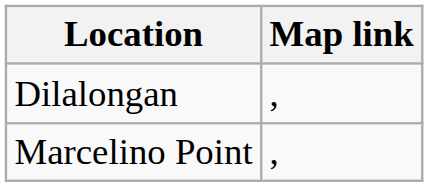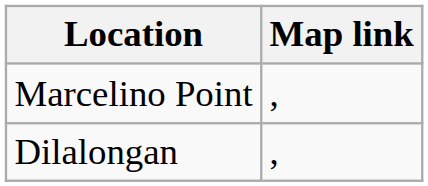rows swapped: (134, 151) <-> (96, 92)
